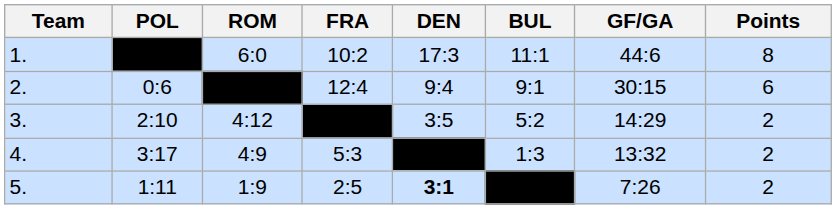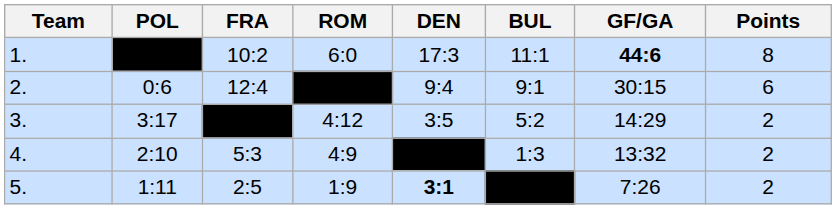columns swapped: (252, 21) <-> (348, 21)
(640, 54) normal -> (640, 54) bold
(157, 120) 2:10 -> (157, 120) 3:17
(157, 154) 3:17 -> (157, 154) 2:10
